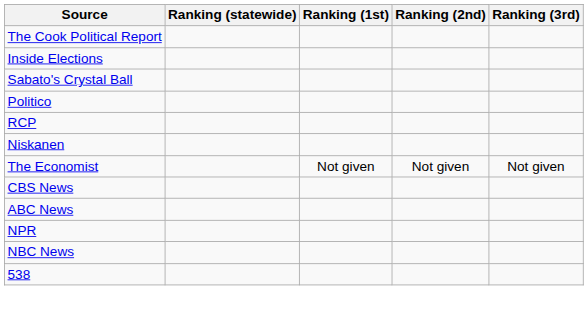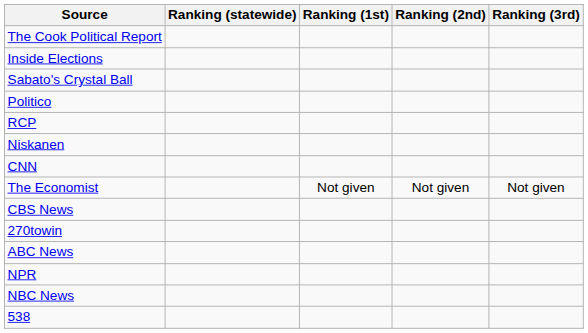+ row: (22, 166)
+ row: (35, 230)
